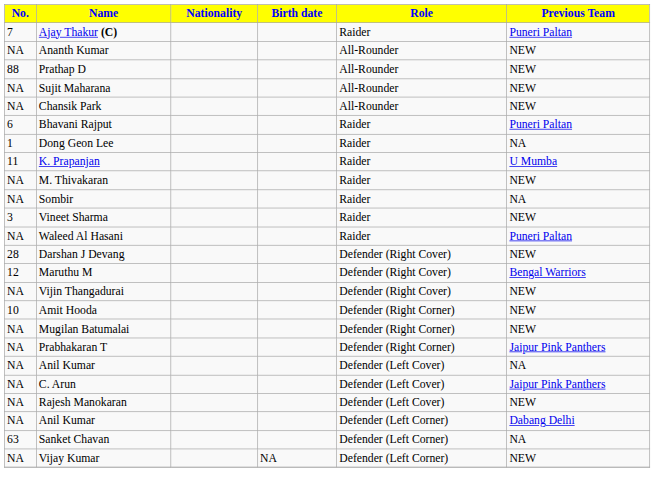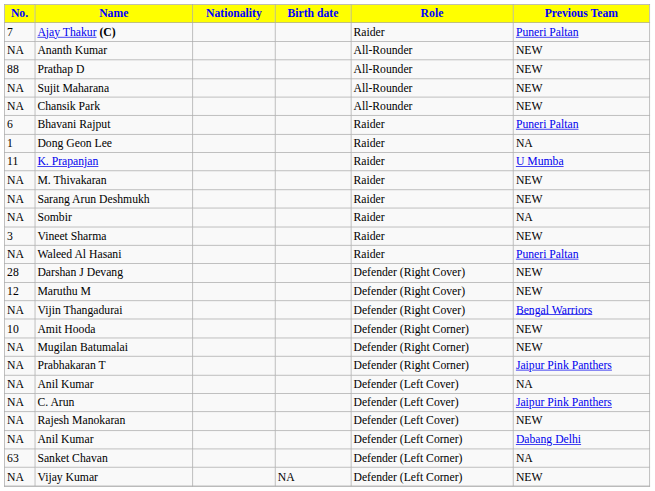+ row: (15, 198)
(548, 273) Bengal Warriors -> (529, 291) NEW
(523, 291) NEW -> (554, 310) Bengal Warriors
